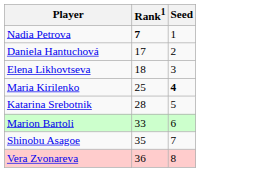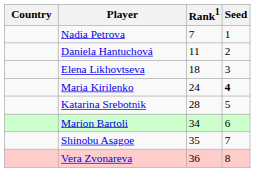+ column: (31, 14)
(137, 34) bold -> (192, 34) normal
(140, 51) 17 -> (194, 51) 11
(140, 87) 25 -> (194, 87) 24
(140, 122) 33 -> (194, 122) 34
